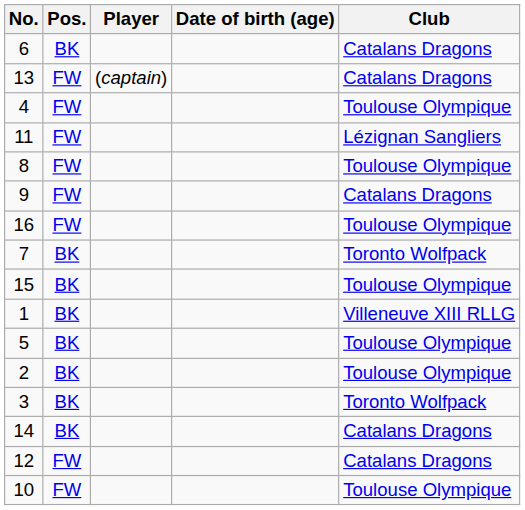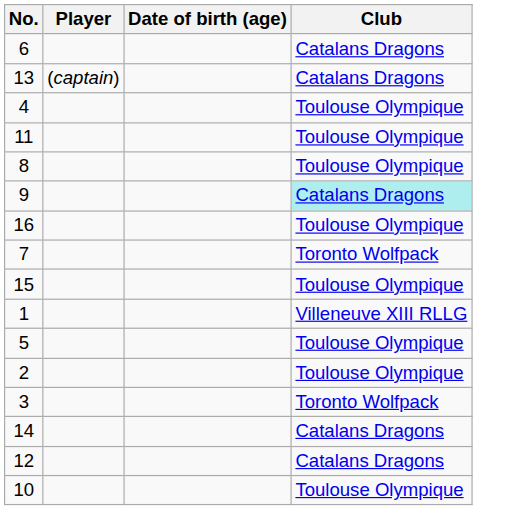- column: (67, 19)
(422, 136) Lézignan Sangliers -> (380, 136) Toulouse Olympique
(417, 195) no background -> (370, 195) paleturquoise background
